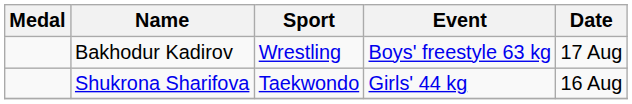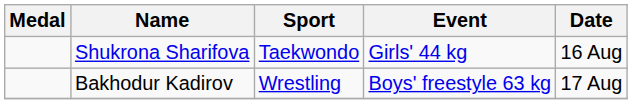rows swapped: (154, 52) <-> (162, 84)
